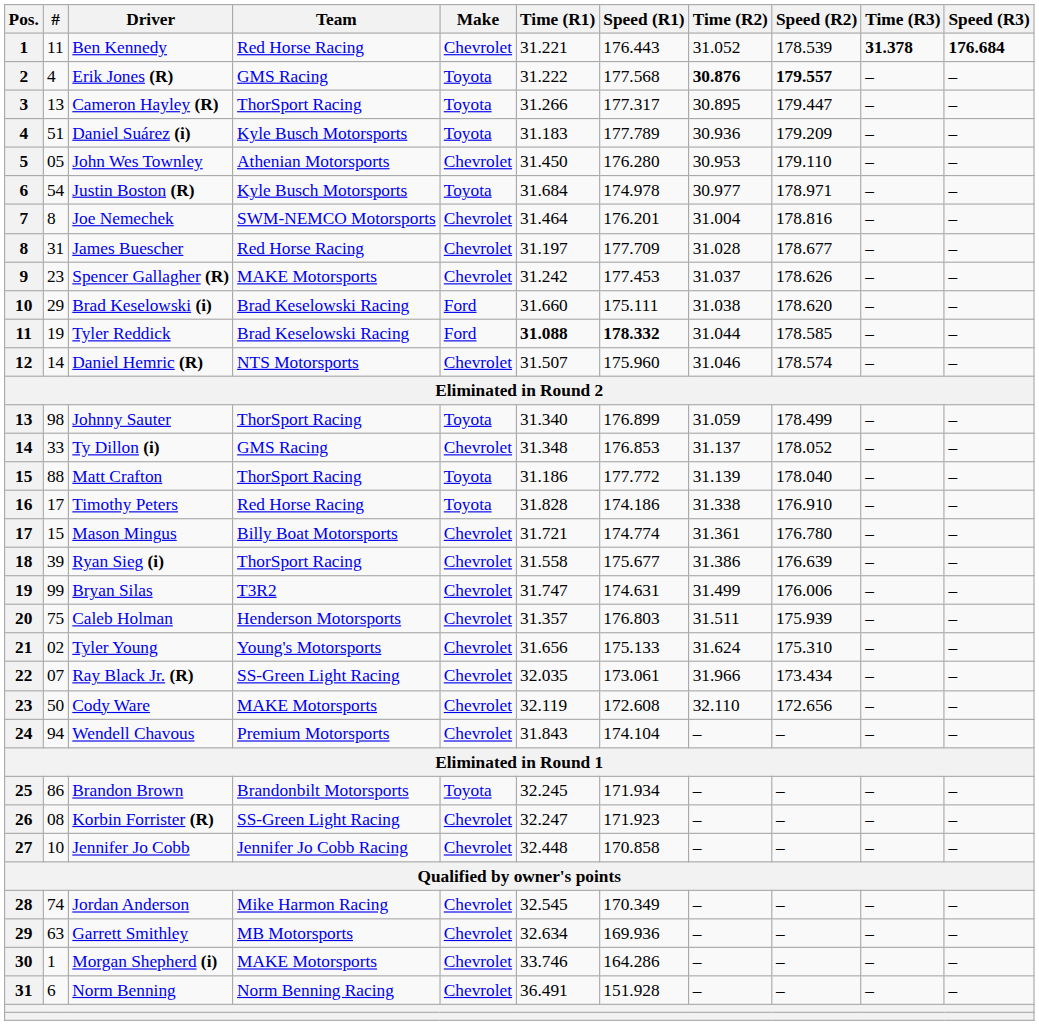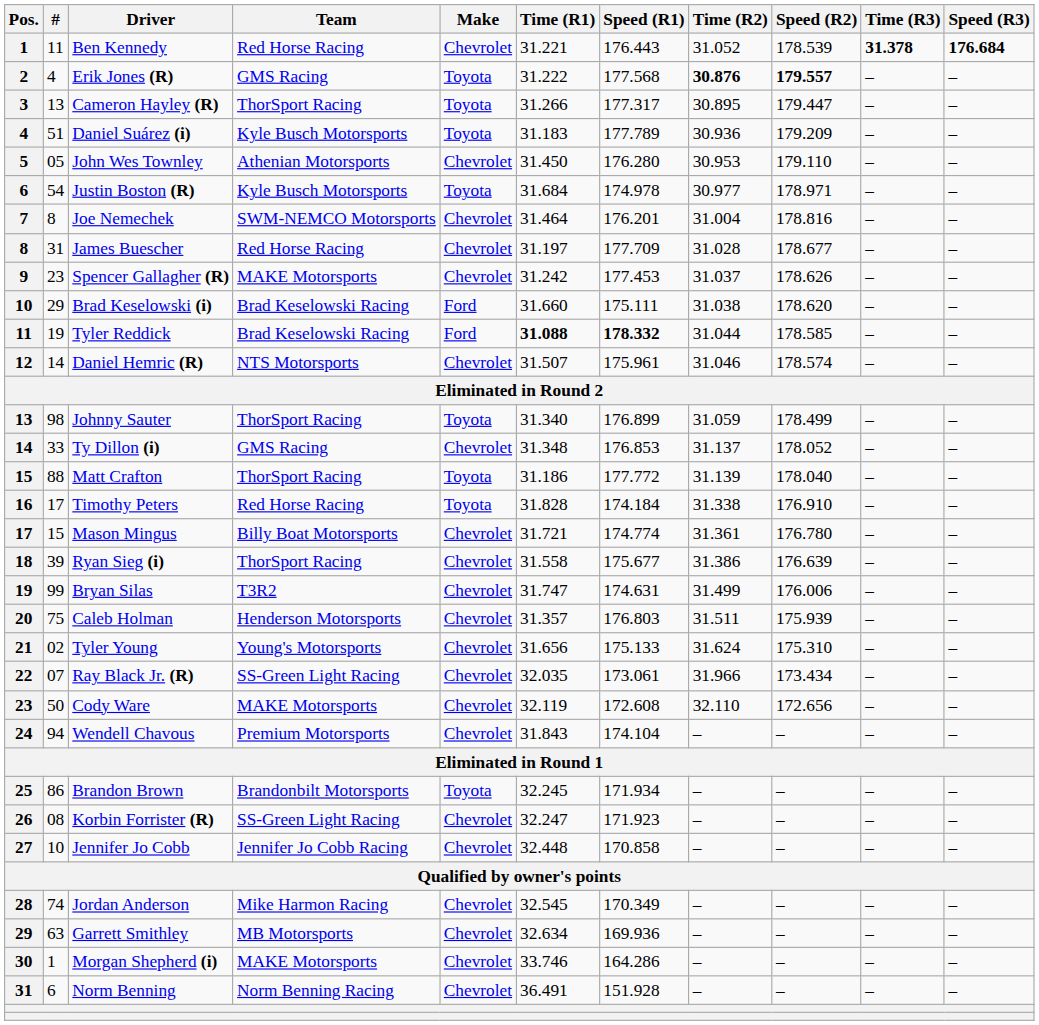(631, 361) 175.960 -> (631, 361) 175.961
(631, 504) 174.186 -> (631, 504) 174.184
